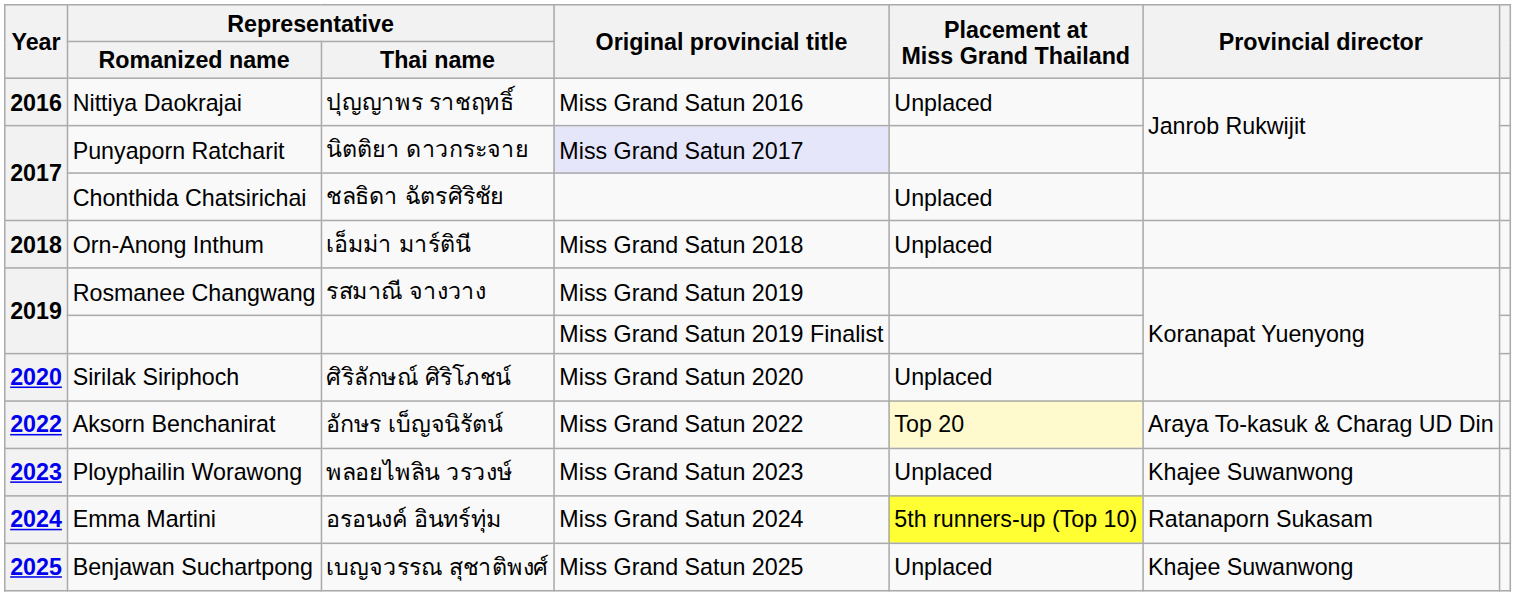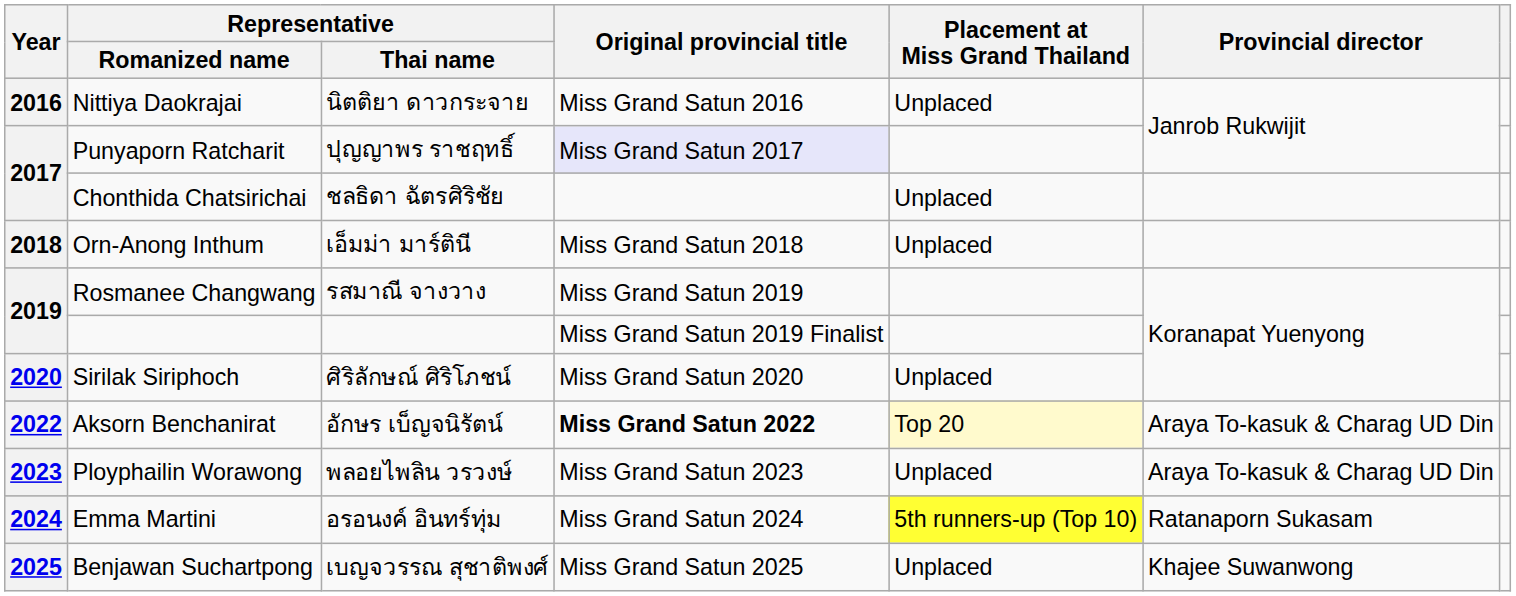(420, 102) ปุญญาพร ราชฤทธิ์ -> (428, 102) นิตติยา ดาวกระจาย
(428, 149) นิตติยา ดาวกระจาย -> (420, 149) ปุญญาพร ราชฤทธิ์
(681, 424) normal -> (687, 424) bold
(1251, 472) Khajee Suwanwong -> (1321, 472) Araya To-kasuk & Charag UD Din
